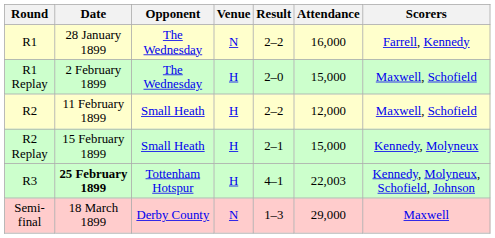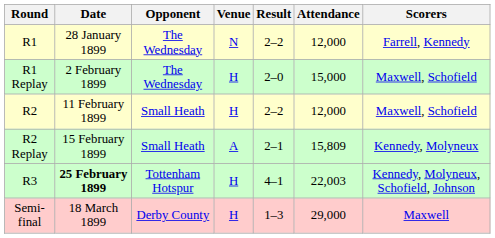(328, 42) 16,000 -> (328, 42) 12,000
(234, 146) H -> (234, 146) A
(328, 146) 15,000 -> (328, 146) 15,809
(234, 215) N -> (234, 215) H
